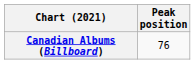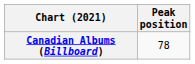(164, 46) 76 -> (164, 46) 78
